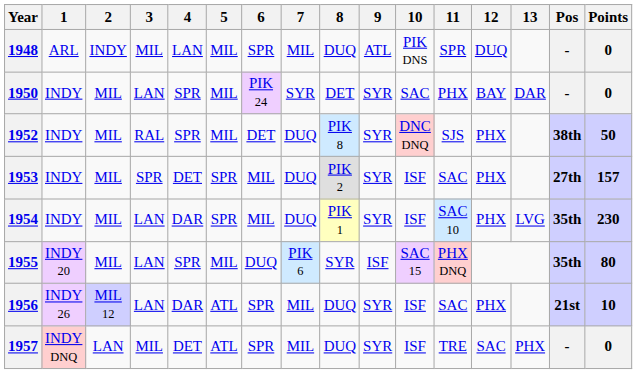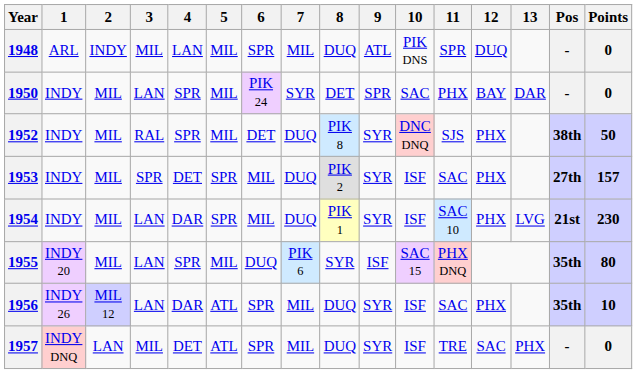(378, 93) SYR -> (378, 93) SPR
(567, 220) 35th -> (567, 220) 21st
(567, 305) 21st -> (567, 305) 35th
